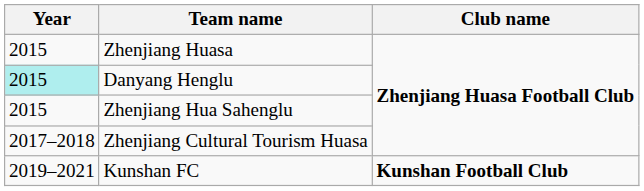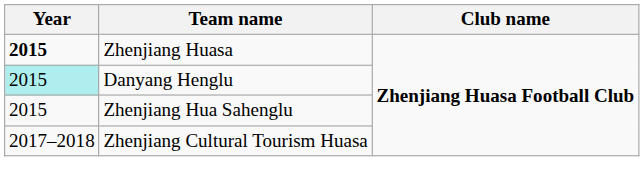(28, 49) normal -> (28, 49) bold
- row: (151, 170)
